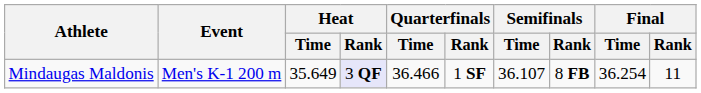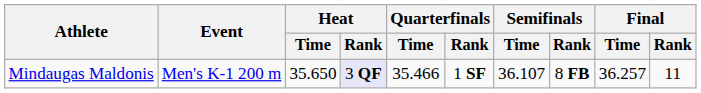(313, 74) 35.649 -> (313, 74) 35.650
(416, 74) 36.466 -> (416, 74) 35.466
(622, 74) 36.254 -> (622, 74) 36.257
